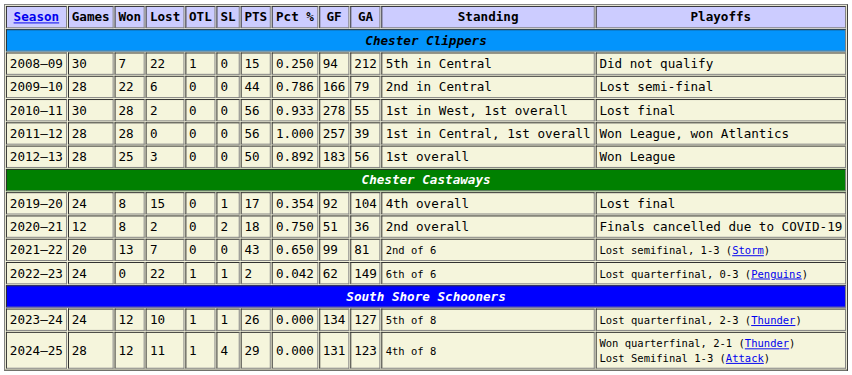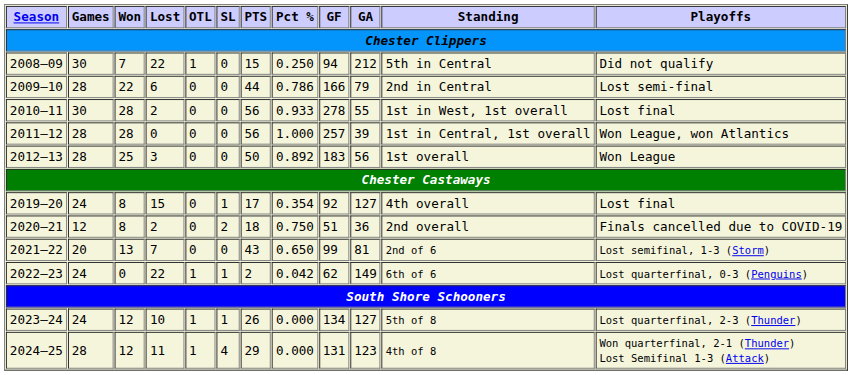(366, 203) 104 -> (366, 203) 127
